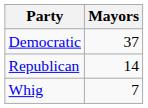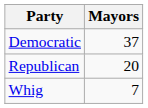(131, 66) 14 -> (131, 66) 20
